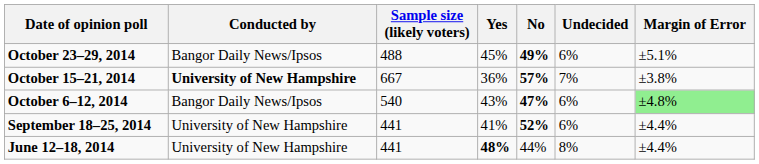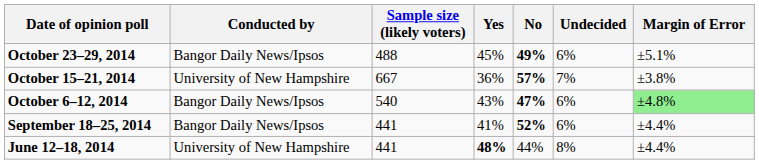(264, 78) bold -> (262, 78) normal
(259, 124) University of New Hampshire -> (249, 124) Bangor Daily News/Ipsos
